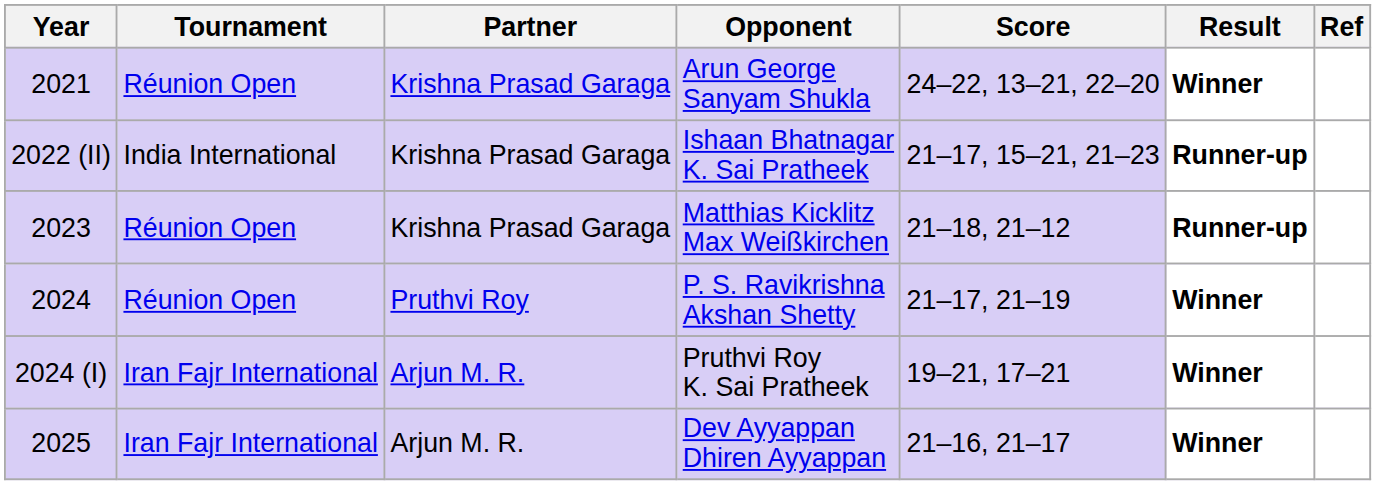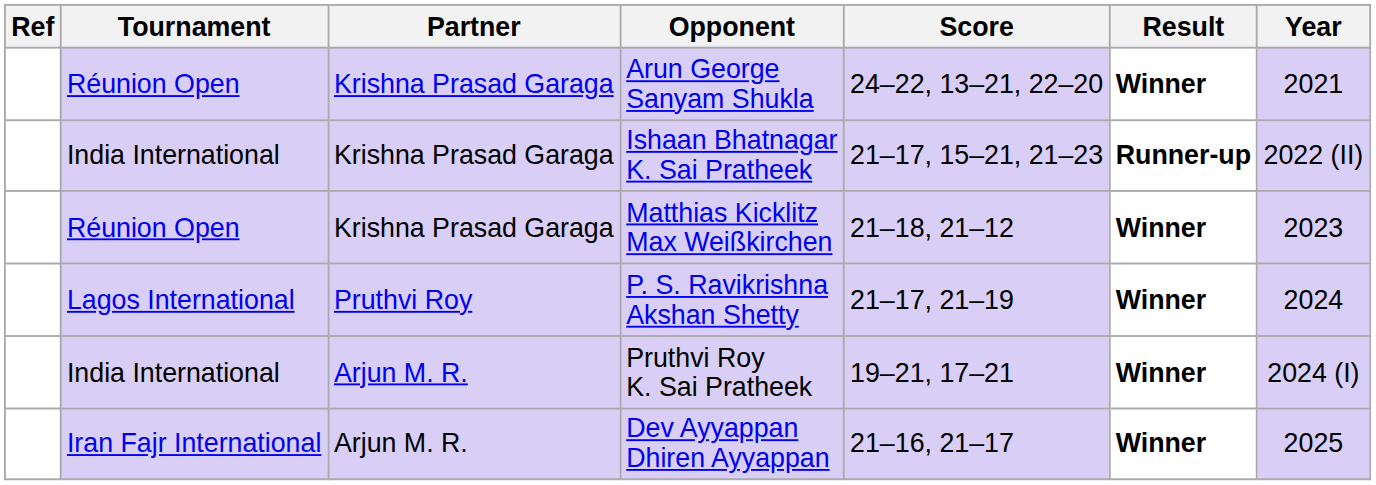columns swapped: (61, 26) <-> (1342, 26)
(1240, 228) Runner-up -> (1161, 228) Winner
(210, 300) Réunion Open -> (181, 300) Lagos International
(251, 372) Iran Fajr International -> (173, 372) India International
